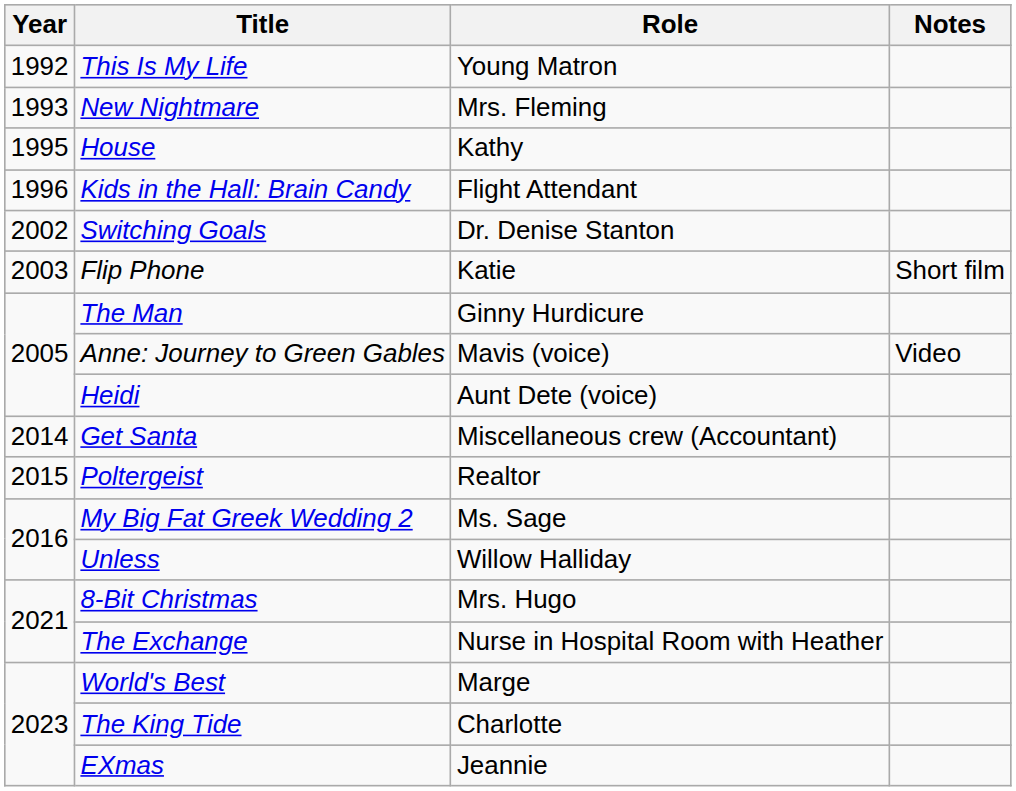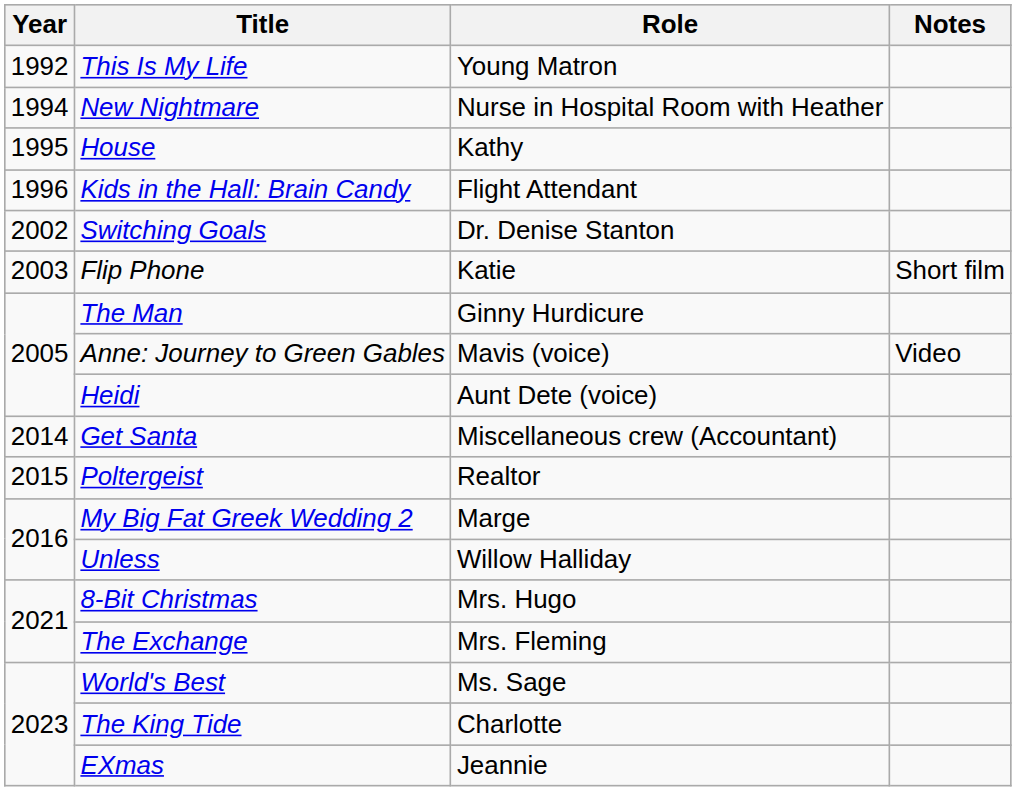(40, 107) 1993 -> (40, 107) 1994
(532, 107) Mrs. Fleming -> (670, 107) Nurse in Hospital Room with Heather
(512, 518) Ms. Sage -> (494, 518) Marge
(670, 641) Nurse in Hospital Room with Heather -> (532, 641) Mrs. Fleming
(494, 682) Marge -> (512, 682) Ms. Sage
